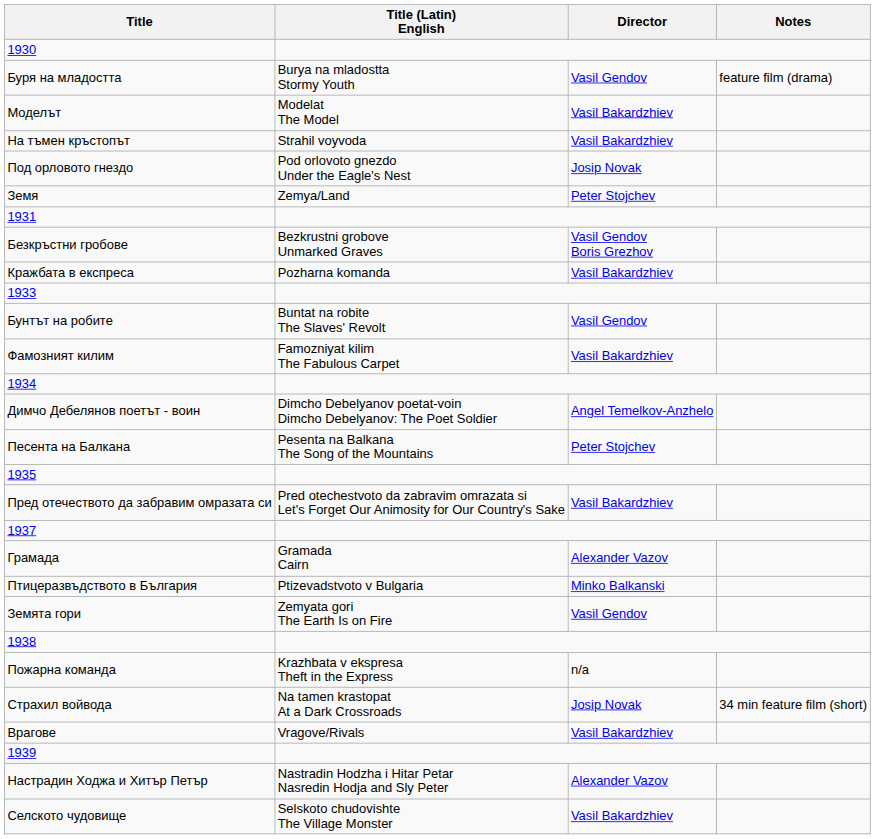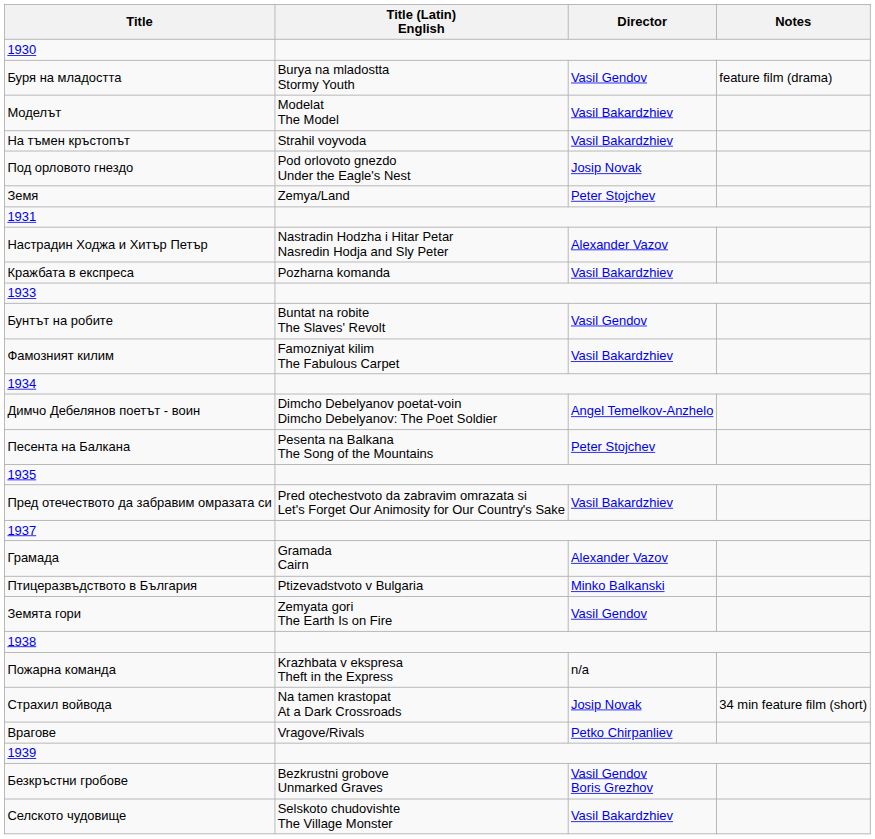rows swapped: (68, 244) <-> (108, 781)
(622, 732) Vasil Bakardzhiev -> (622, 732) Petko Chirpanliev
